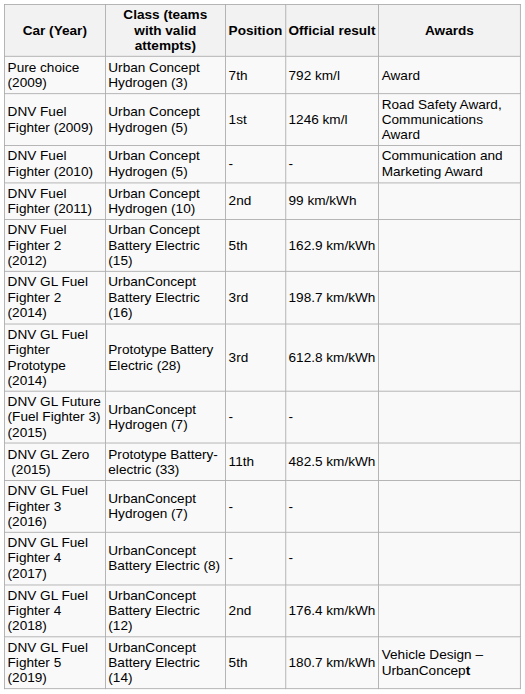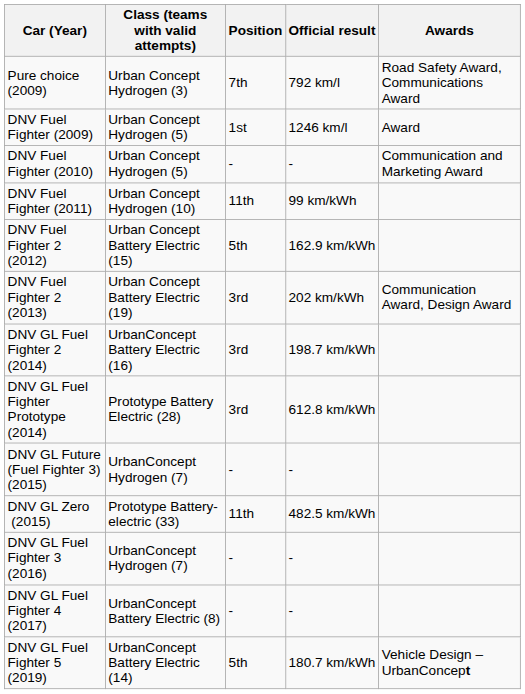(401, 75) Award -> (442, 82) Road Safety Award, Communications Award
(442, 119) Road Safety Award, Communications Award -> (401, 127) Award
(240, 201) 2nd -> (241, 201) 11th
+ row: (37, 297)
- row: (48, 610)
